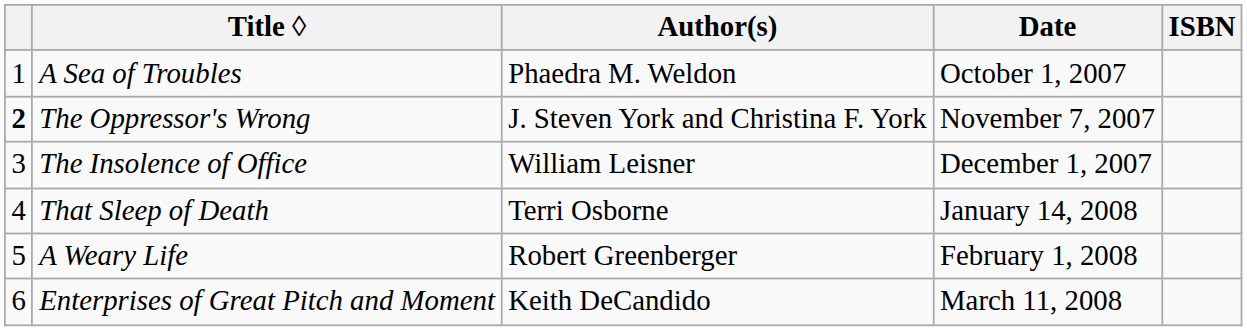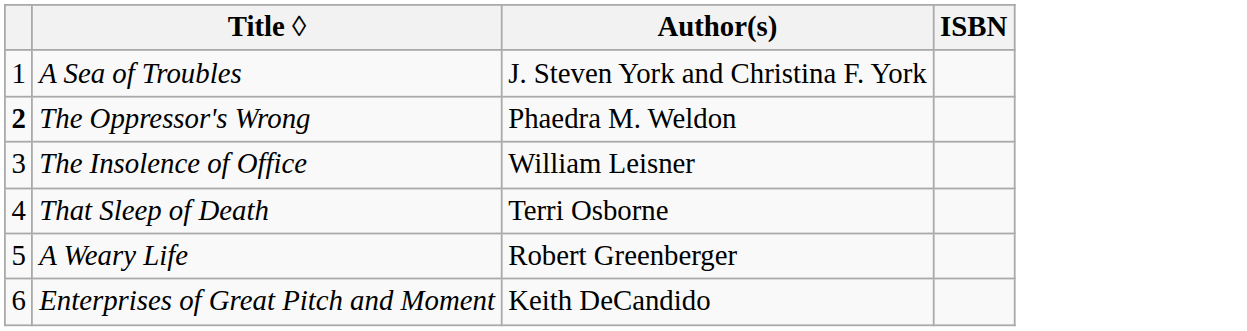- column: (1048, 27)
(622, 73) Phaedra M. Weldon -> (717, 73) J. Steven York and Christina F. York
(717, 118) J. Steven York and Christina F. York -> (622, 118) Phaedra M. Weldon
